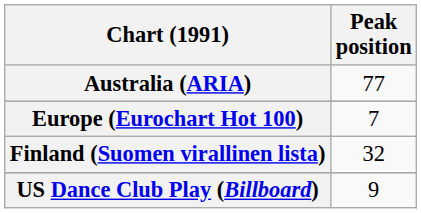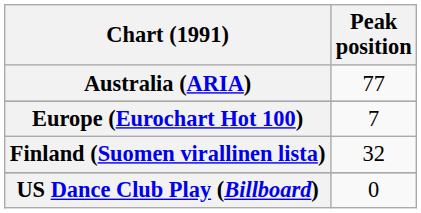(374, 189) 9 -> (374, 189) 0
